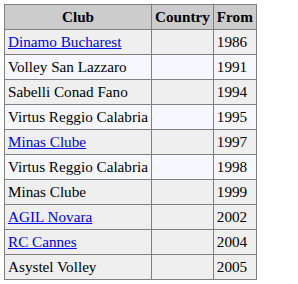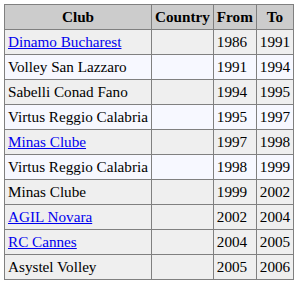+ column: (275, 16)
